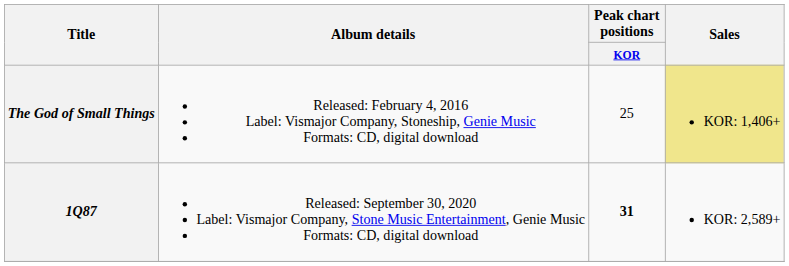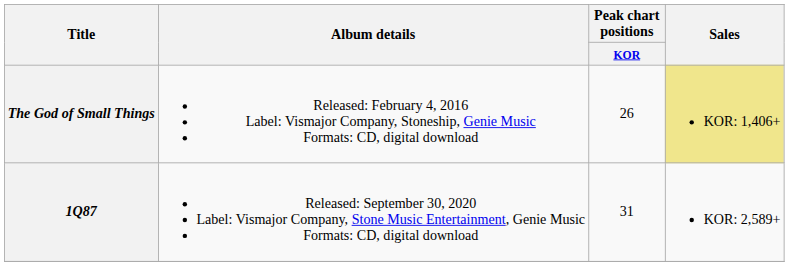(627, 114) 25 -> (627, 114) 26
(627, 212) bold -> (627, 212) normal
